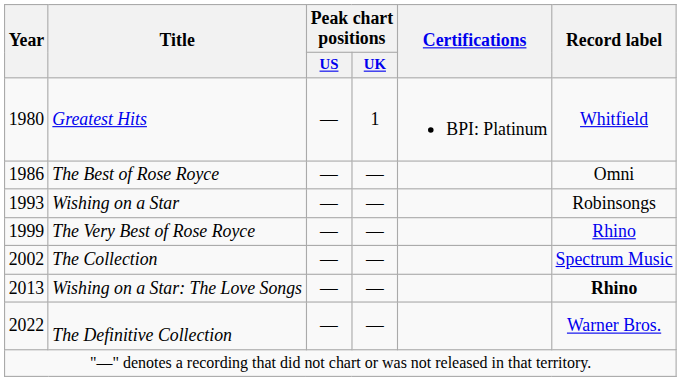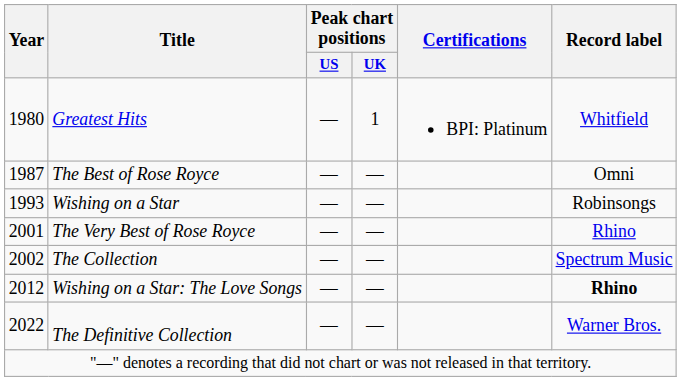(26, 175) 1986 -> (26, 175) 1987
(26, 231) 1999 -> (26, 231) 2001
(26, 287) 2013 -> (26, 287) 2012
